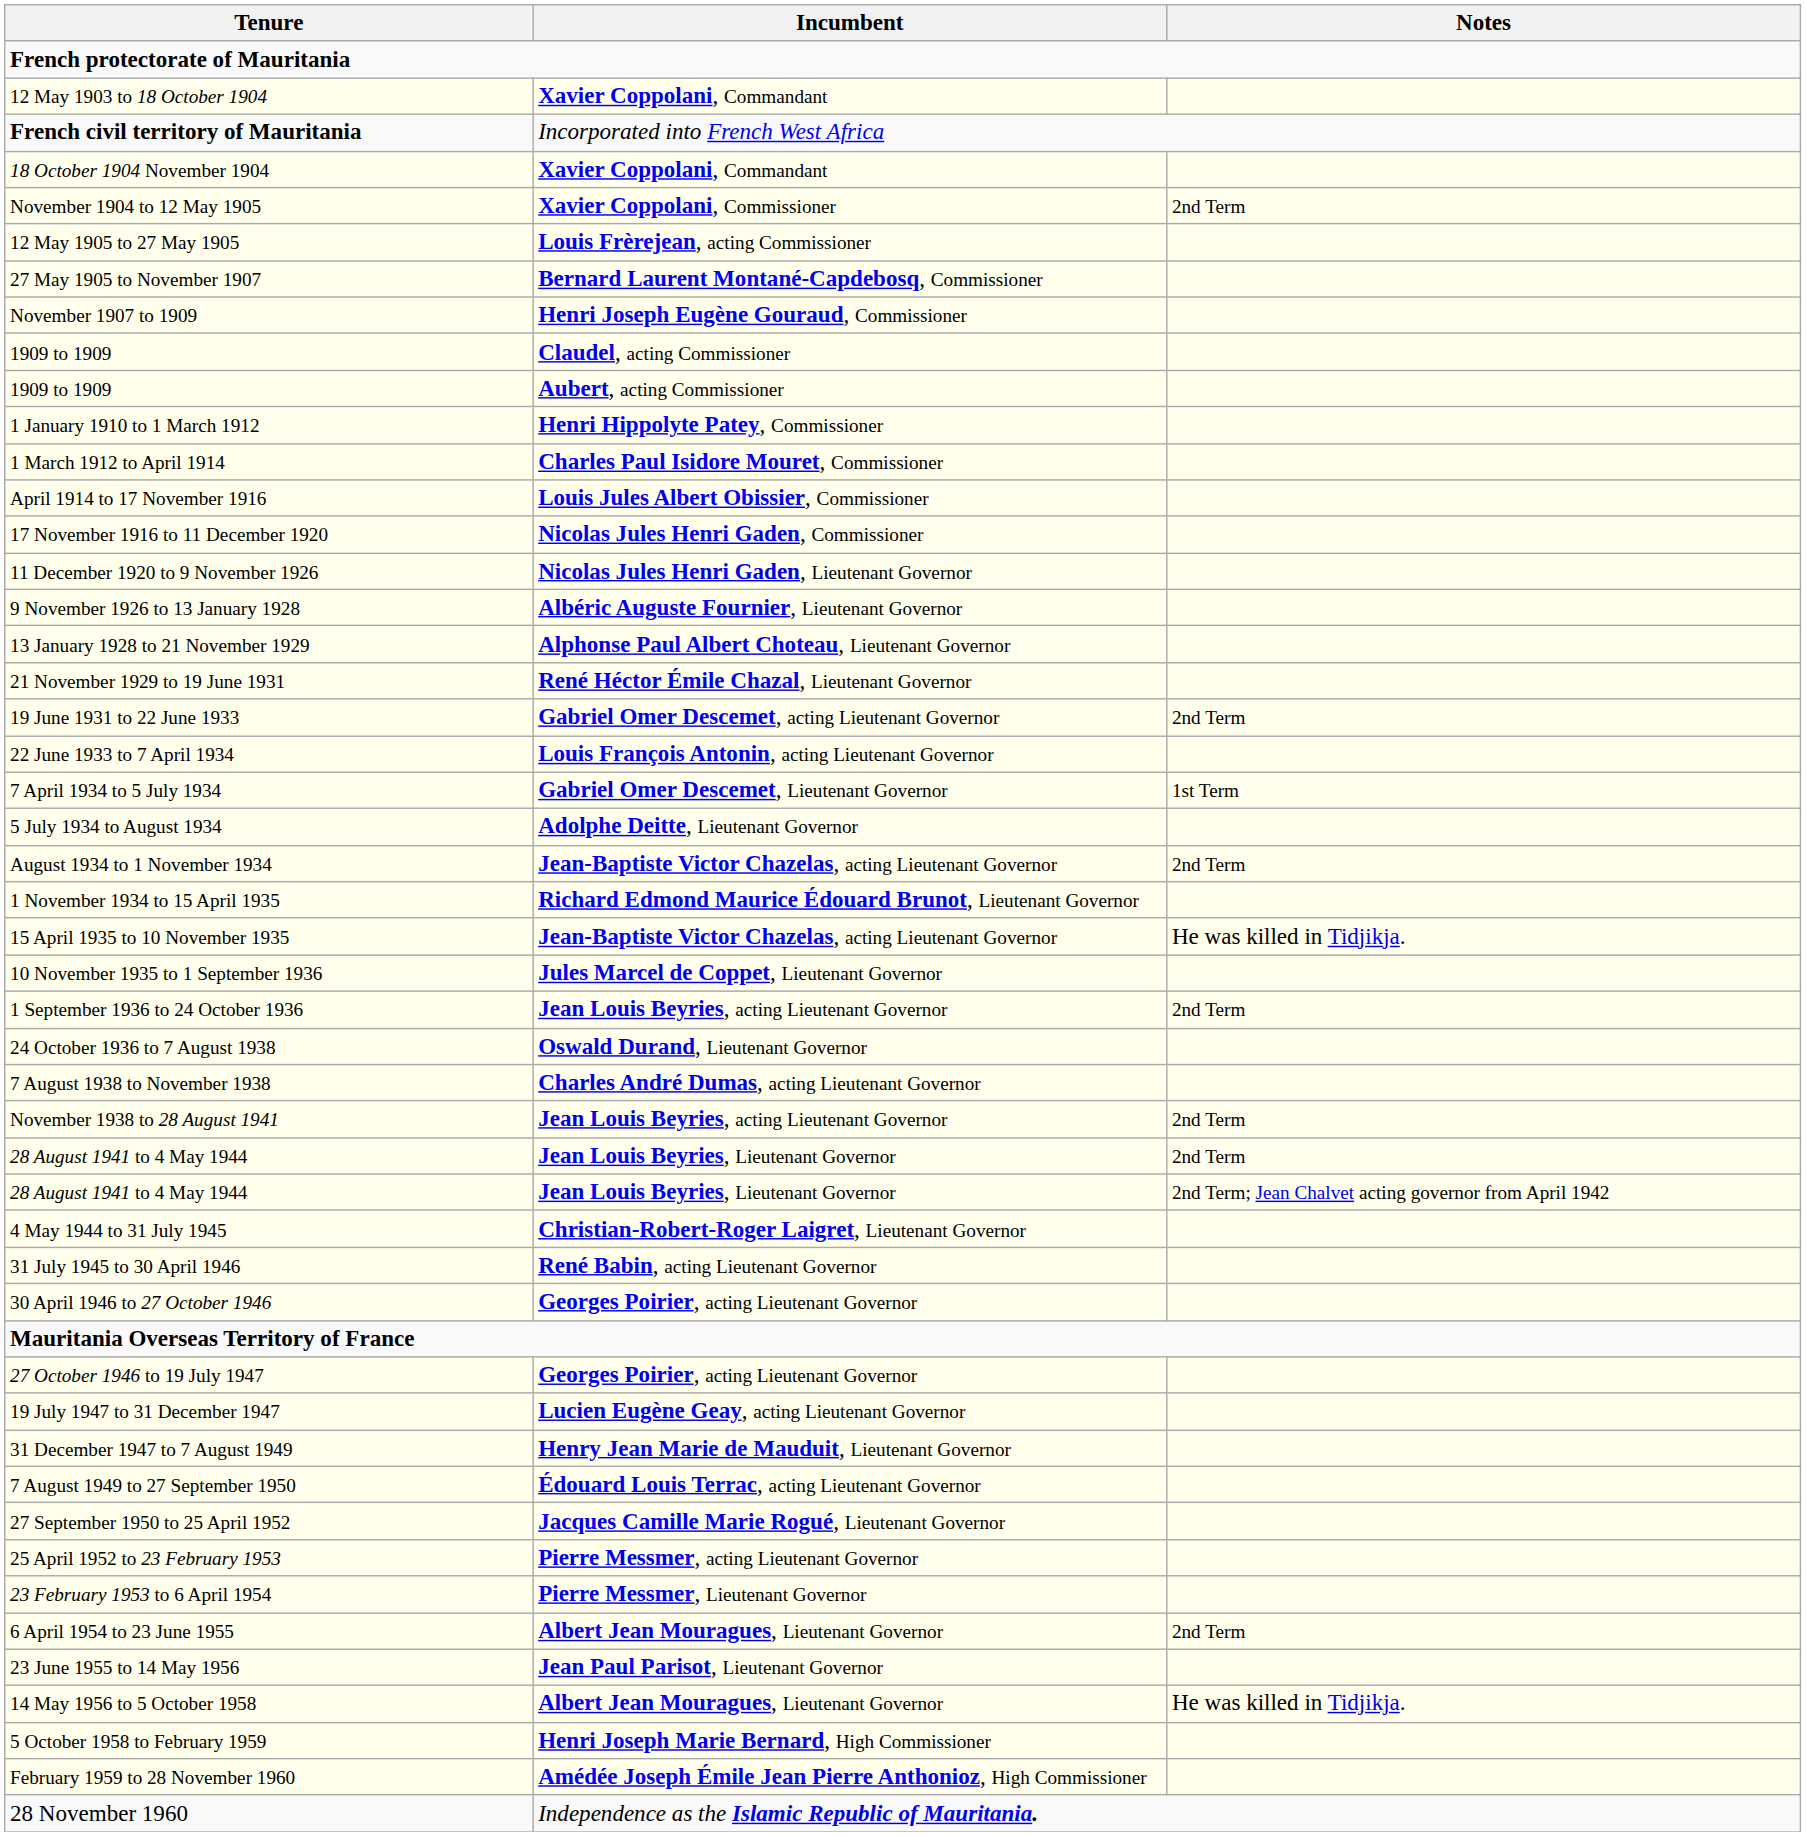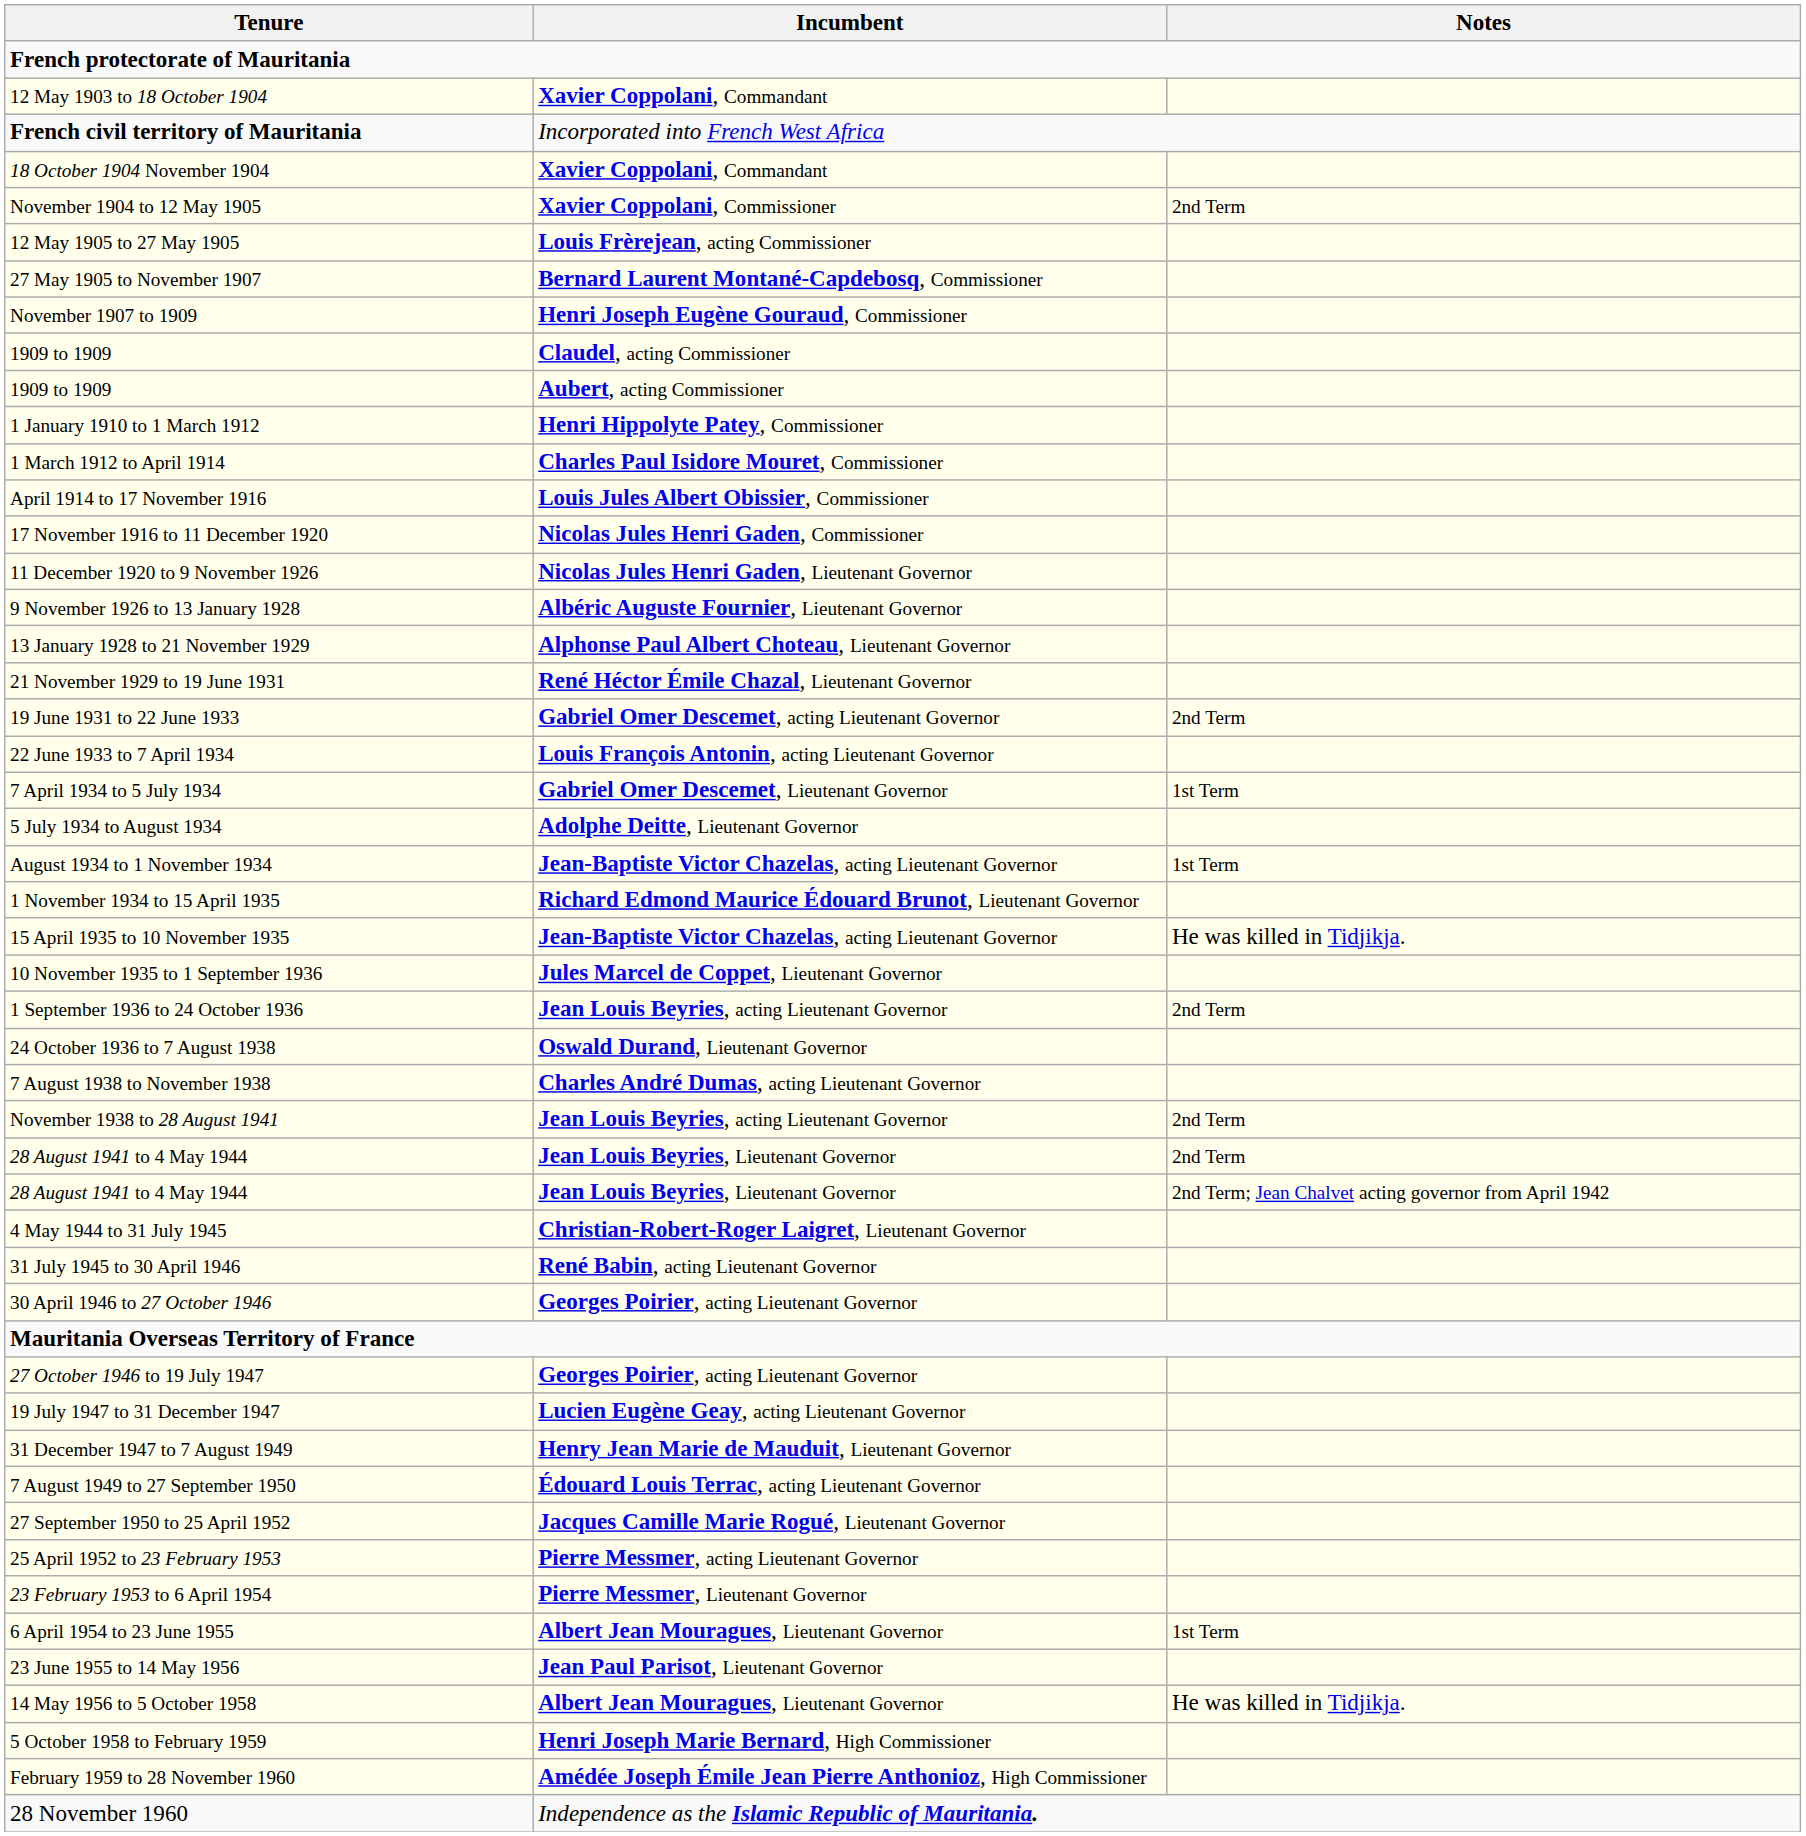(1209, 864) 2nd Term -> (1205, 864) 1st Term
(1209, 1631) 2nd Term -> (1205, 1631) 1st Term
